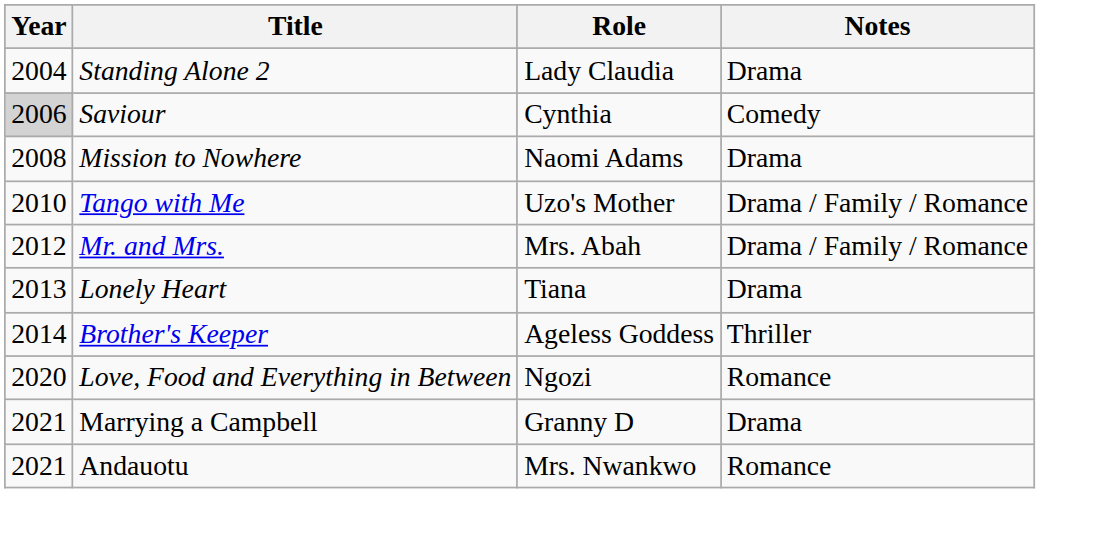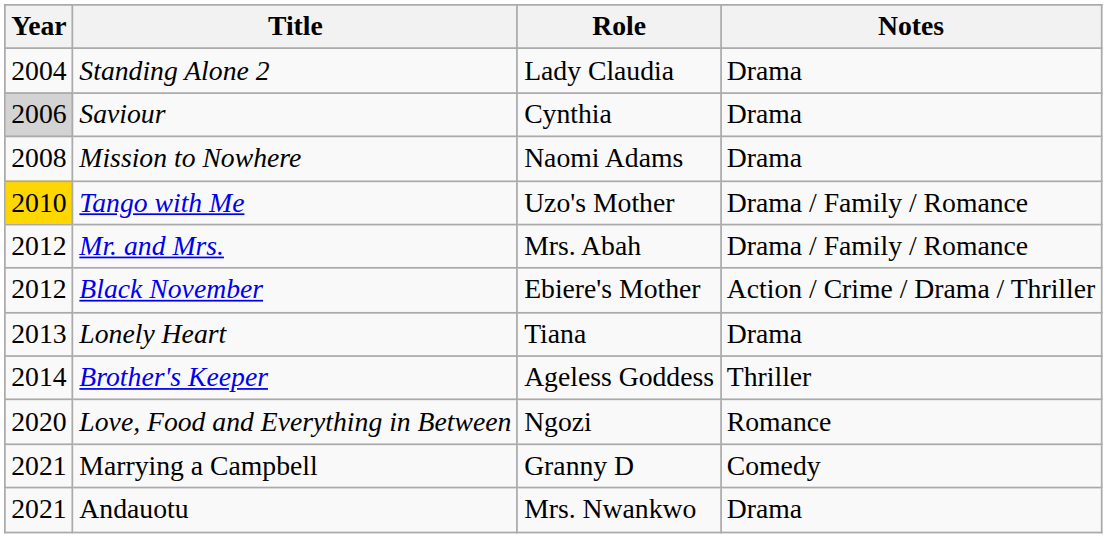(774, 114) Comedy -> (764, 114) Drama
(39, 202) no background -> (39, 202) gold background
+ row: (171, 289)
(764, 421) Drama -> (774, 465) Comedy
(779, 465) Romance -> (764, 509) Drama
